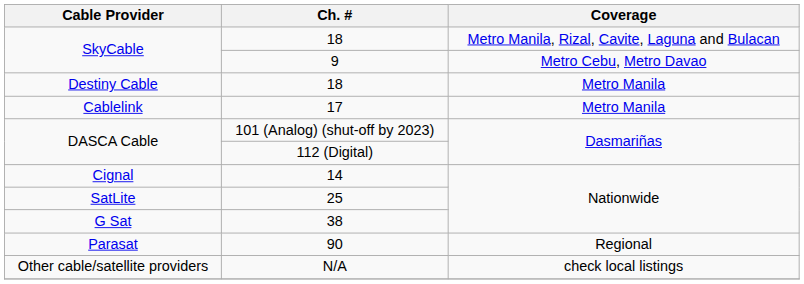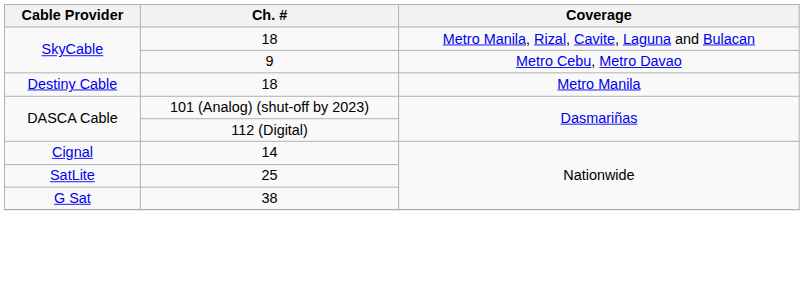- row: (113, 107)
- row: (113, 244)
- row: (113, 267)
